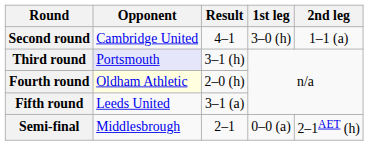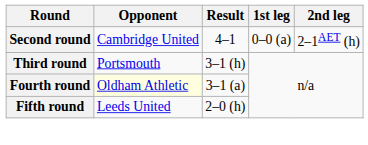(271, 37) 3–0 (h) -> (271, 39) 0–0 (a)
(329, 37) 1–1 (a) -> (329, 39) 2–1AET (h)
(128, 59) lavender background -> (129, 63) no background
(225, 81) 2–0 (h) -> (225, 85) 3–1 (a)
(225, 103) 3–1 (a) -> (225, 107) 2–0 (h)
- row: (49, 127)
